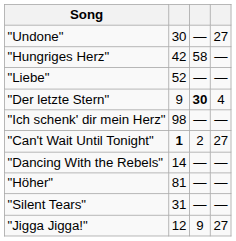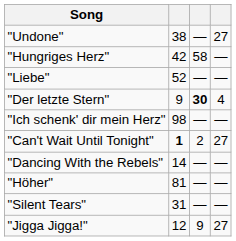(179, 36) 30 -> (179, 36) 38
